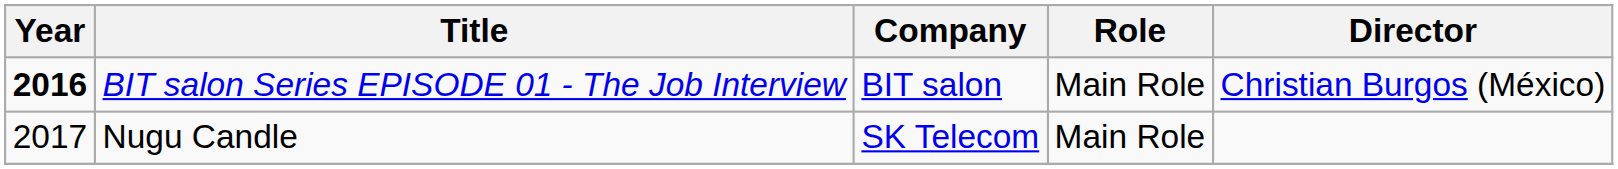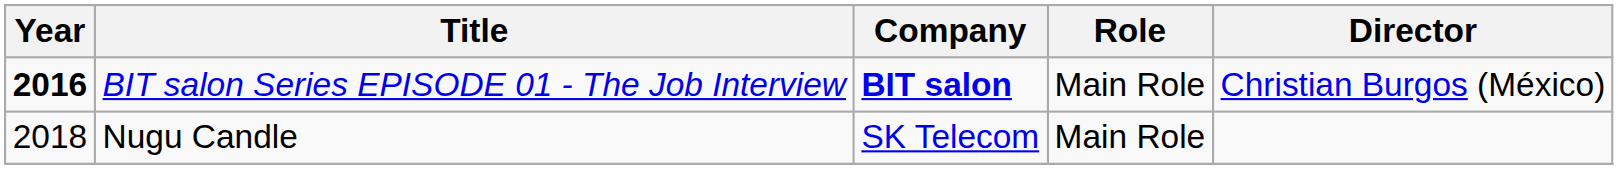(932, 84) normal -> (937, 84) bold
(50, 137) 2017 -> (50, 137) 2018
